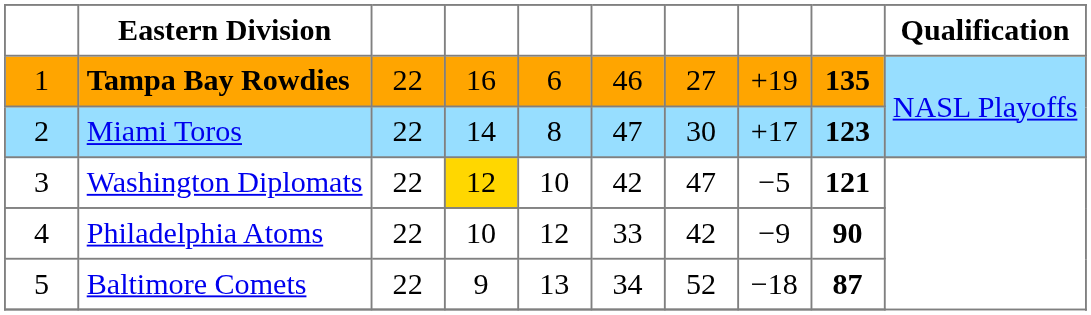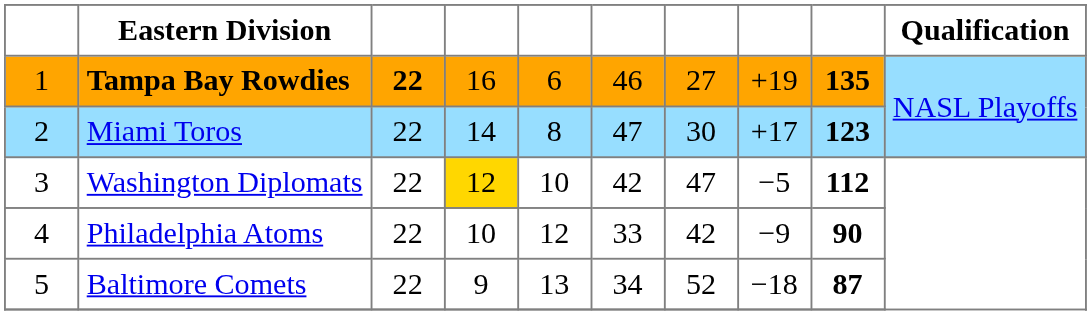(408, 80) normal -> (408, 80) bold
(848, 182) 121 -> (848, 182) 112
